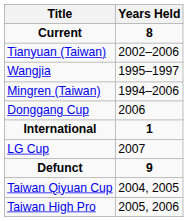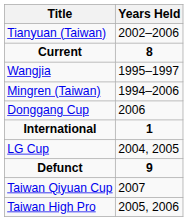rows swapped: (60, 33) <-> (57, 52)
(132, 149) 2007 -> (149, 149) 2004, 2005
(149, 187) 2004, 2005 -> (132, 187) 2007
